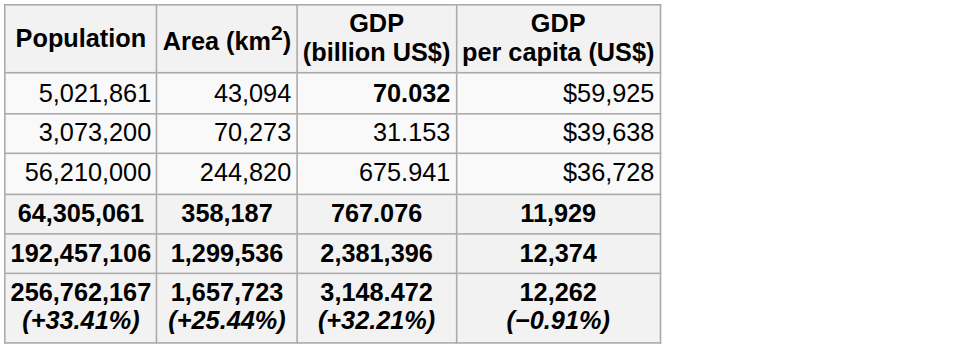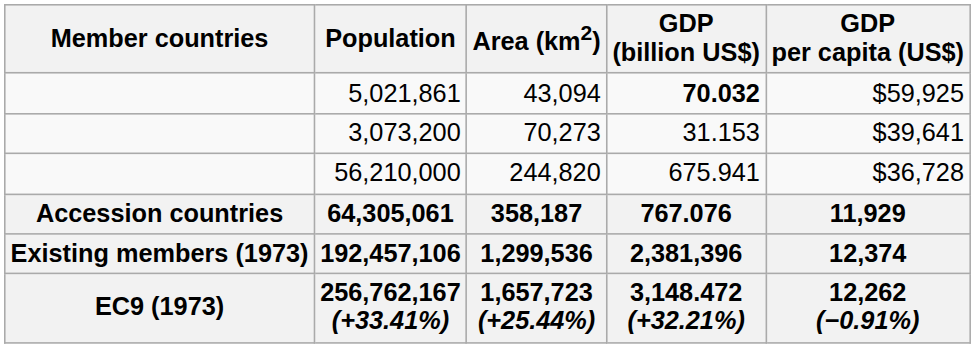+ column: (160, 38)
(609, 133) $39,638 -> (918, 133) $39,641
